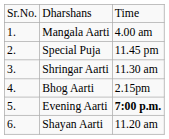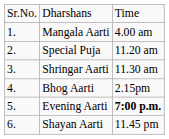(137, 50) 11.45 pm -> (136, 50) 11.20 am
(136, 124) 11.20 am -> (137, 124) 11.45 pm
